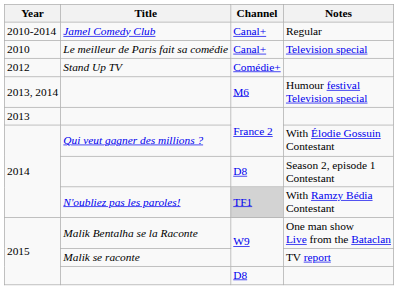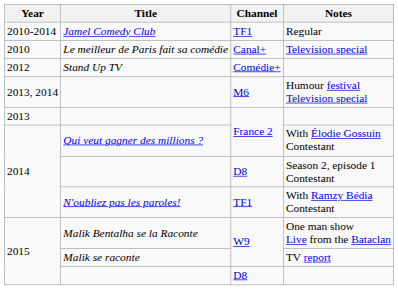(250, 31) Canal+ -> (243, 31) TF1
(243, 202) lightgrey background -> (243, 202) no background
